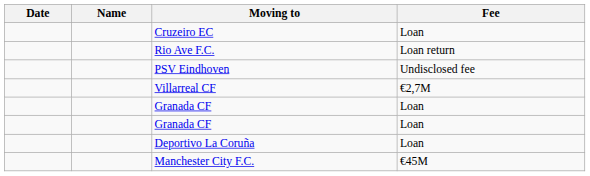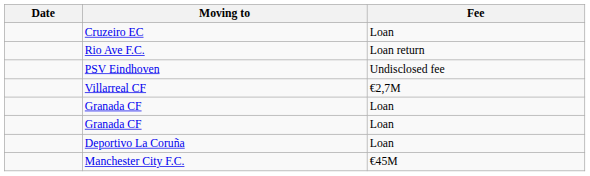- column: (112, 13)
